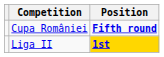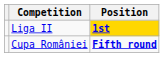rows swapped: (32, 44) <-> (49, 28)
